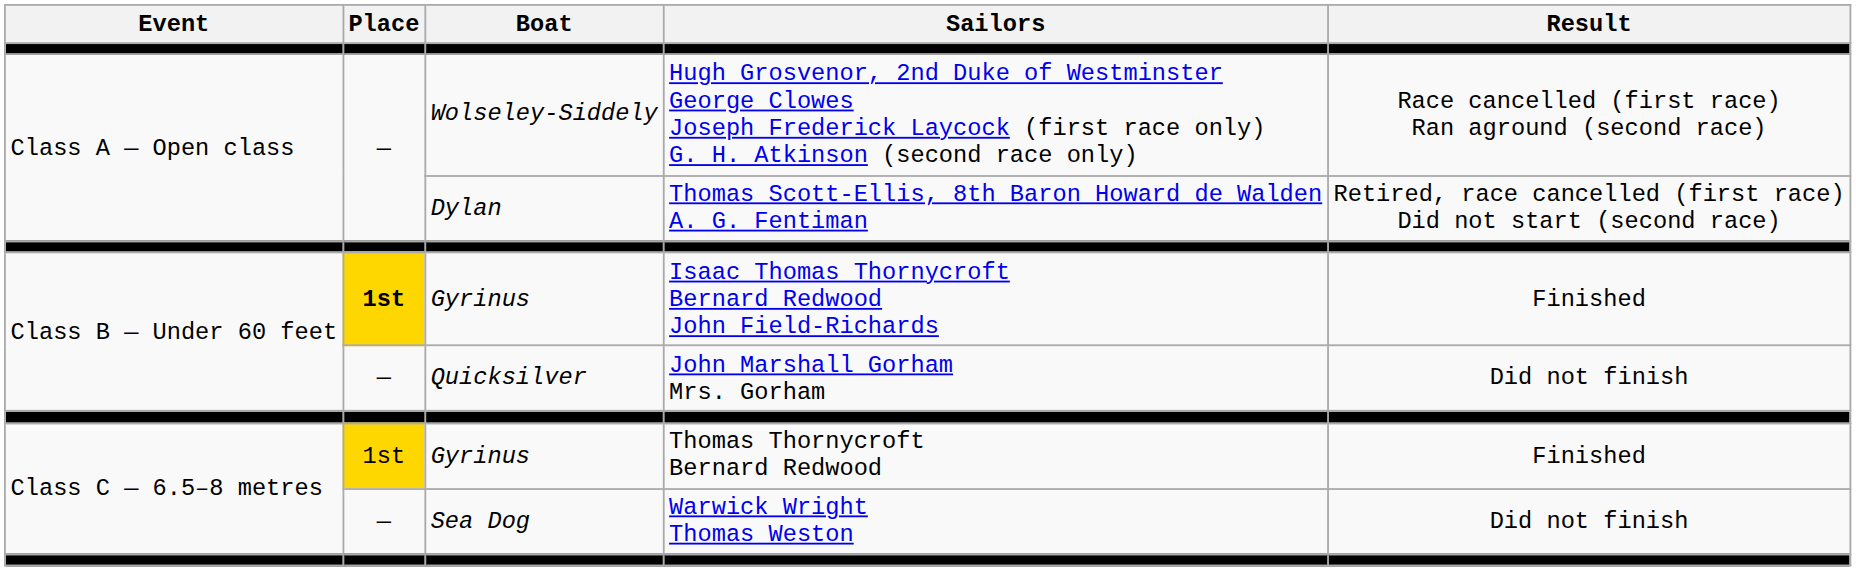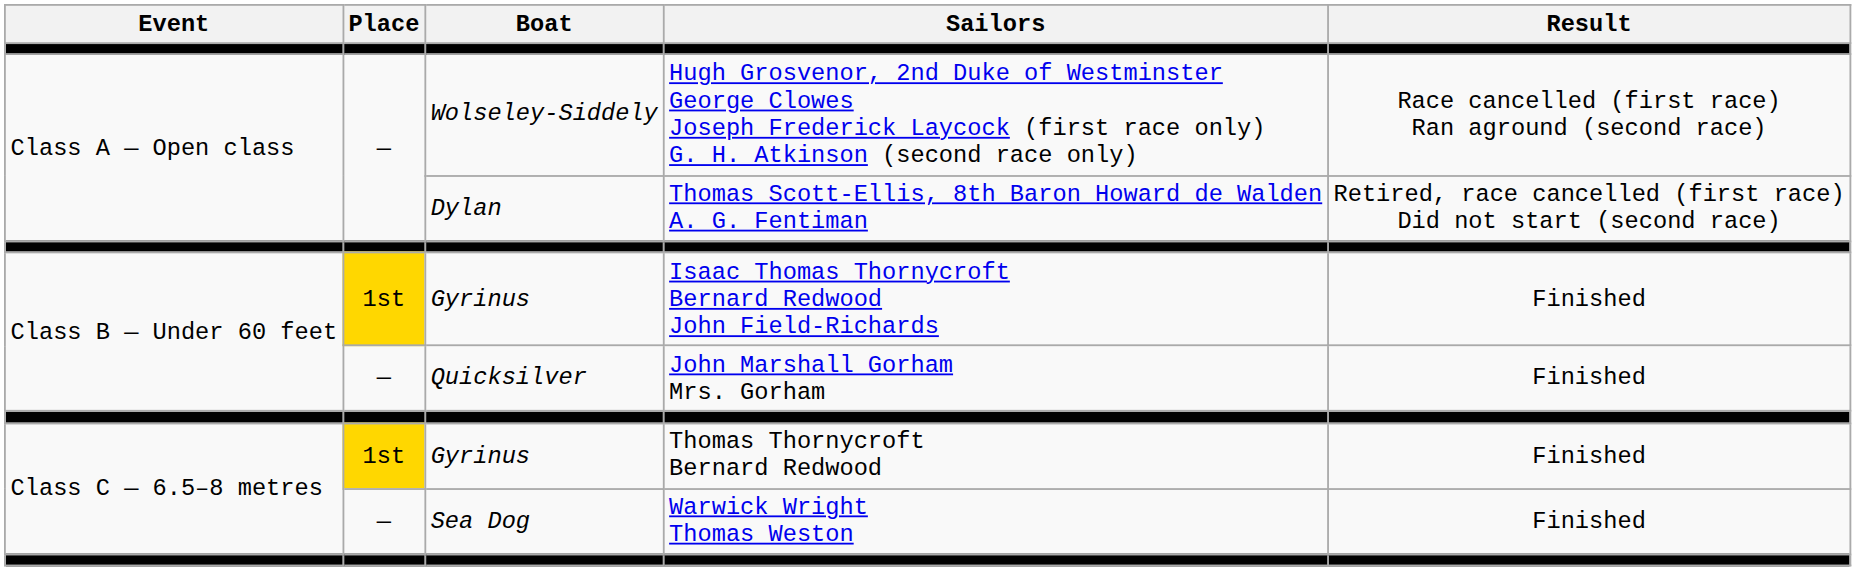(384, 299) bold -> (384, 299) normal
(1589, 378) Did not finish -> (1589, 378) Finished
(1589, 521) Did not finish -> (1589, 521) Finished
